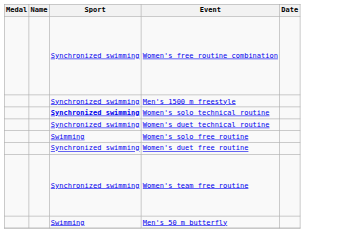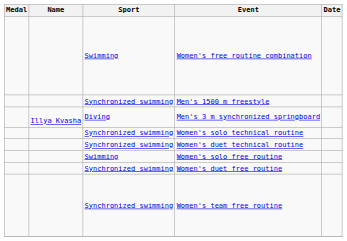(95, 55) Synchronized swimming -> (101, 55) Swimming
+ row: (248, 117)
(95, 112) bold -> (129, 133) normal
- row: (185, 222)
